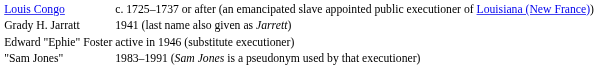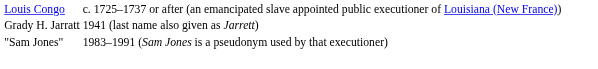- row: (58, 42)
